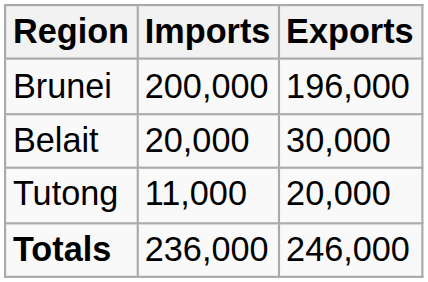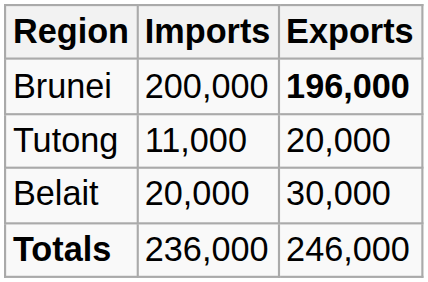(348, 85) normal -> (348, 85) bold
rows swapped: (56, 140) <-> (66, 194)
